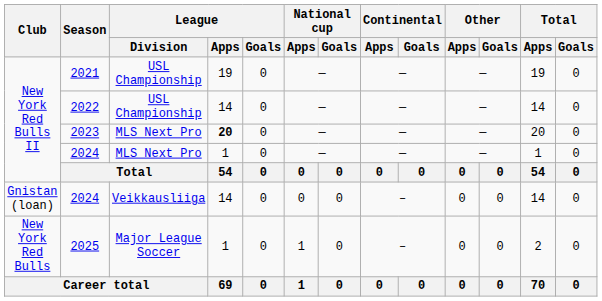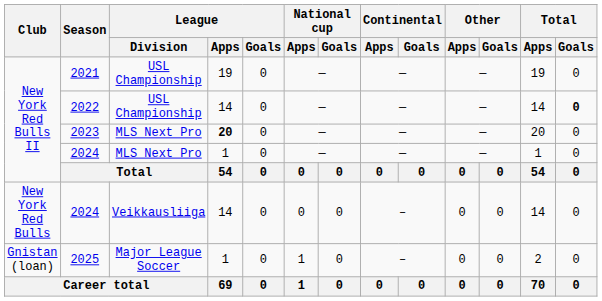(576, 107) normal -> (576, 107) bold
(32, 199) Gnistan (loan) -> (32, 213) New York Red Bulls
(32, 246) New York Red Bulls -> (32, 260) Gnistan (loan)
